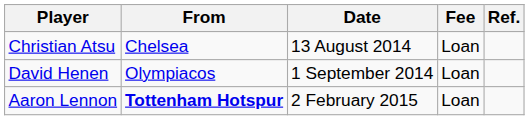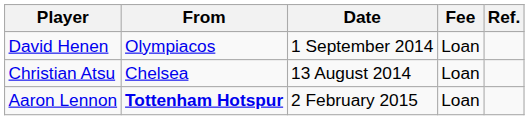rows swapped: (62, 45) <-> (58, 73)
